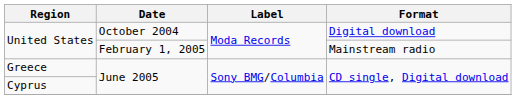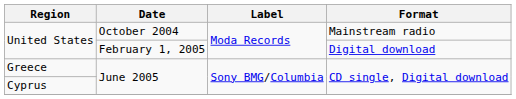(382, 31) Digital download -> (382, 31) Mainstream radio
(382, 49) Mainstream radio -> (382, 49) Digital download
